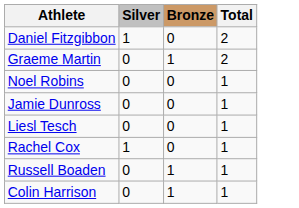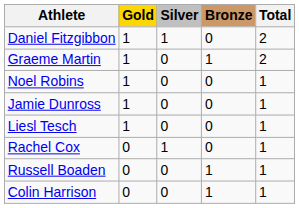+ column: (138, 16)
